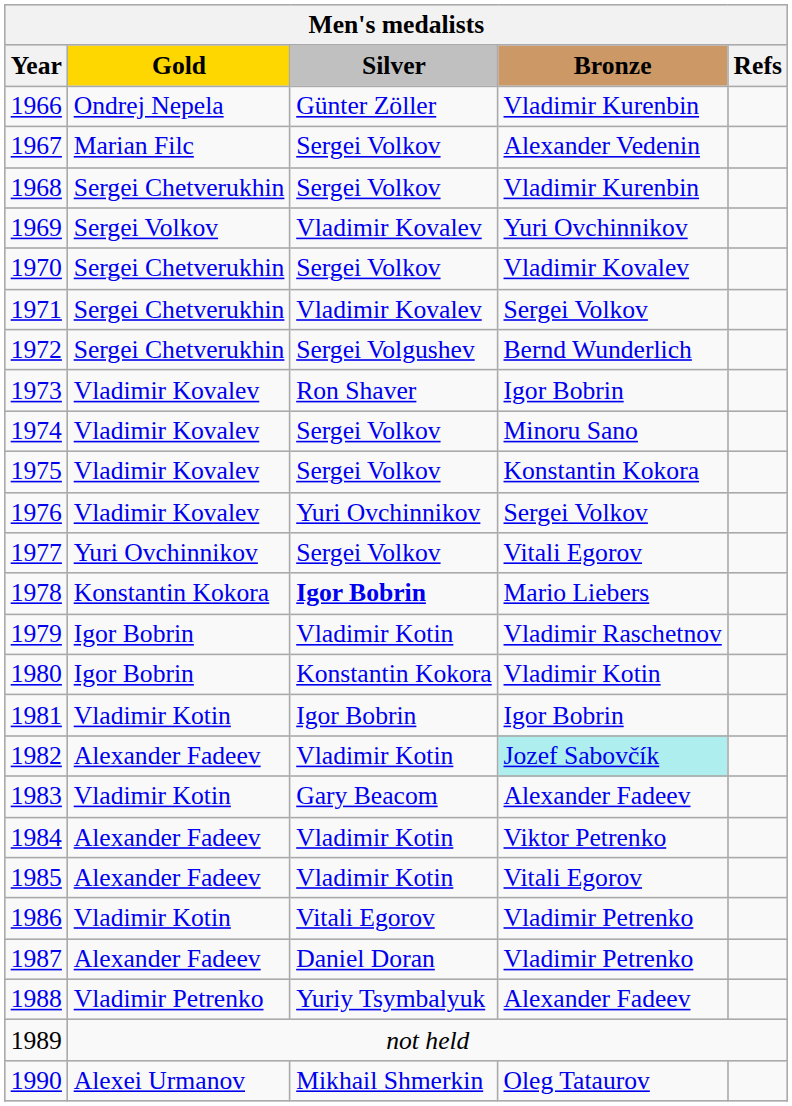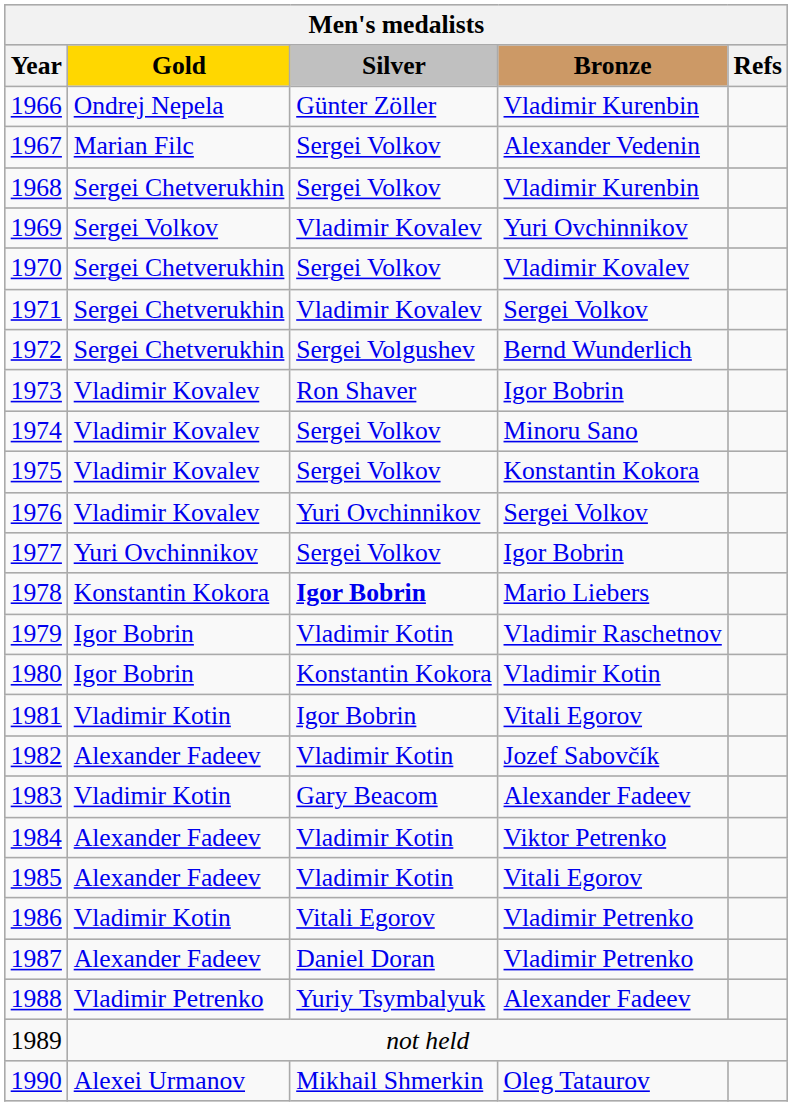(573, 552) Vitali Egorov -> (564, 552) Igor Bobrin
(564, 715) Igor Bobrin -> (573, 715) Vitali Egorov
(581, 755) paleturquoise background -> (581, 755) no background
